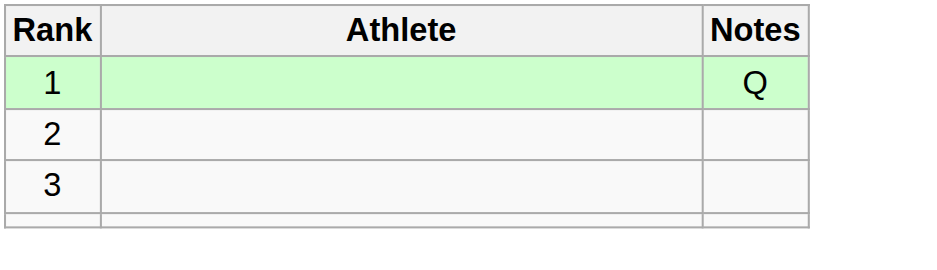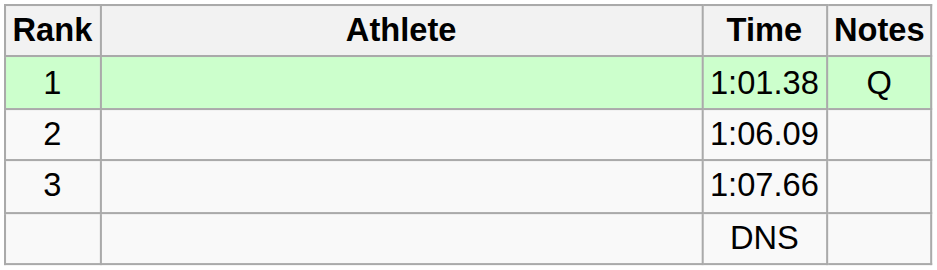+ column: (764, 30)
